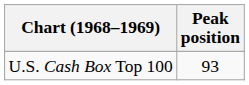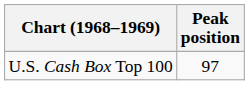(210, 65) 93 -> (210, 65) 97
